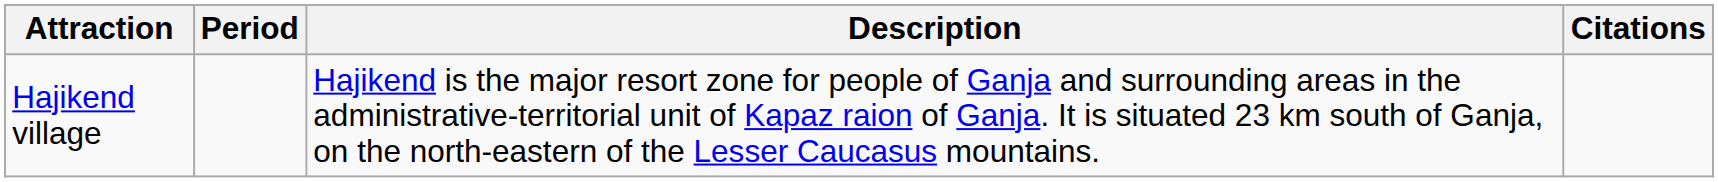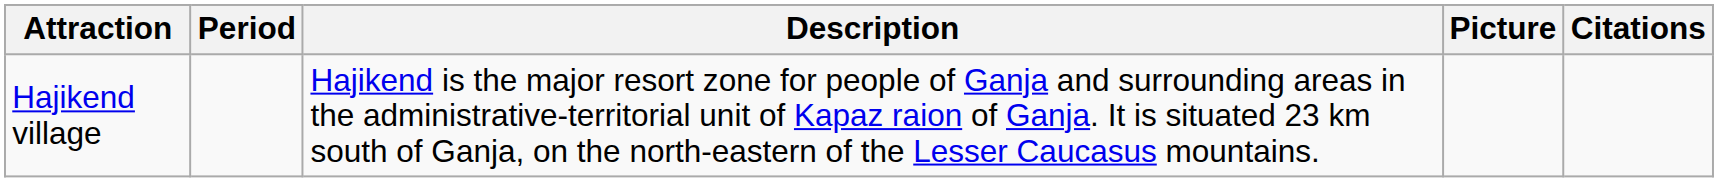+ column: (1503, 29)
